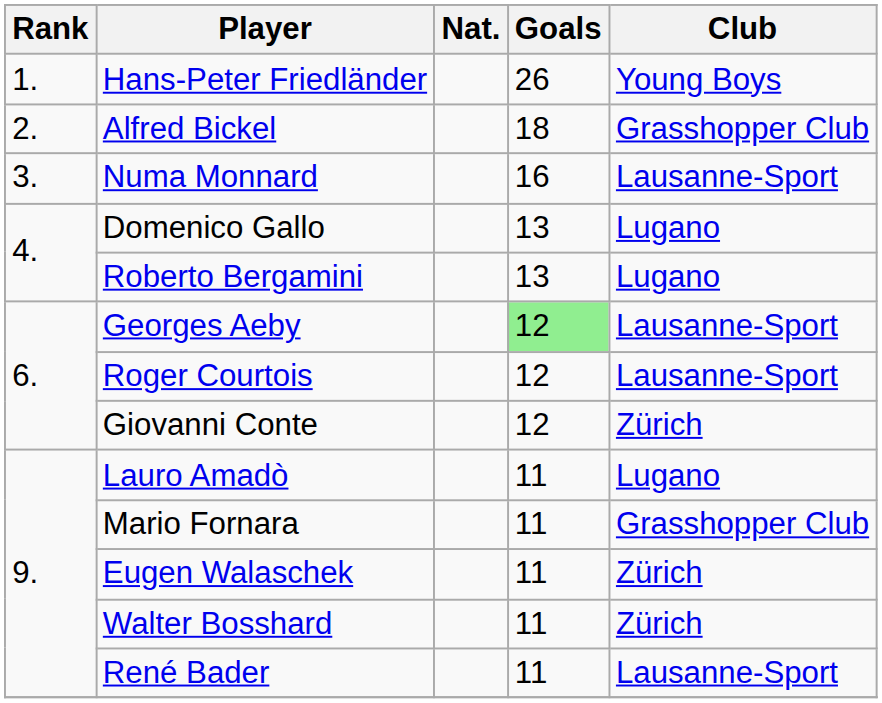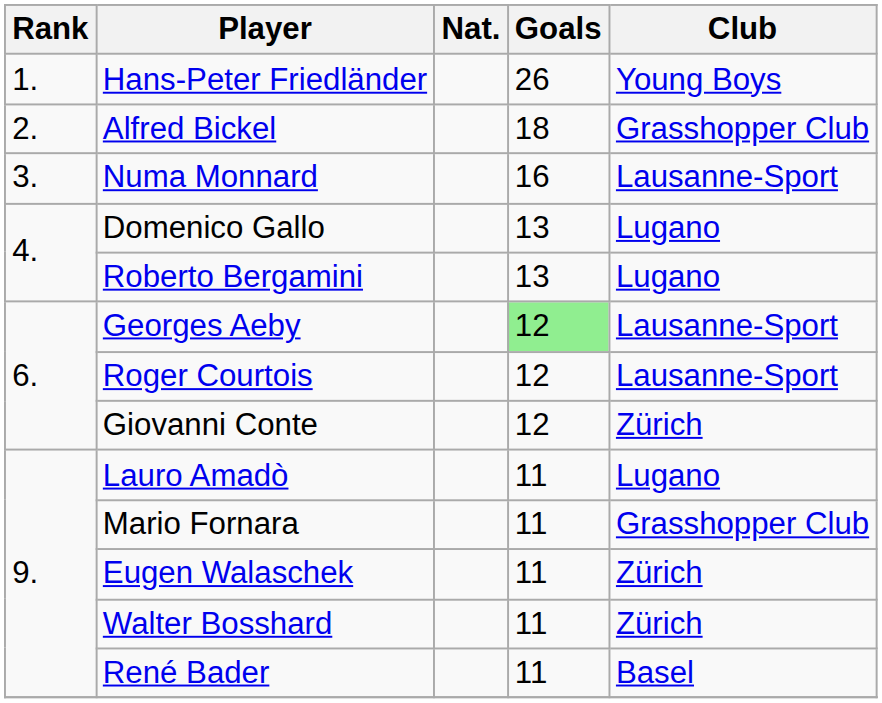(727, 672) Lausanne-Sport -> (655, 672) Basel
